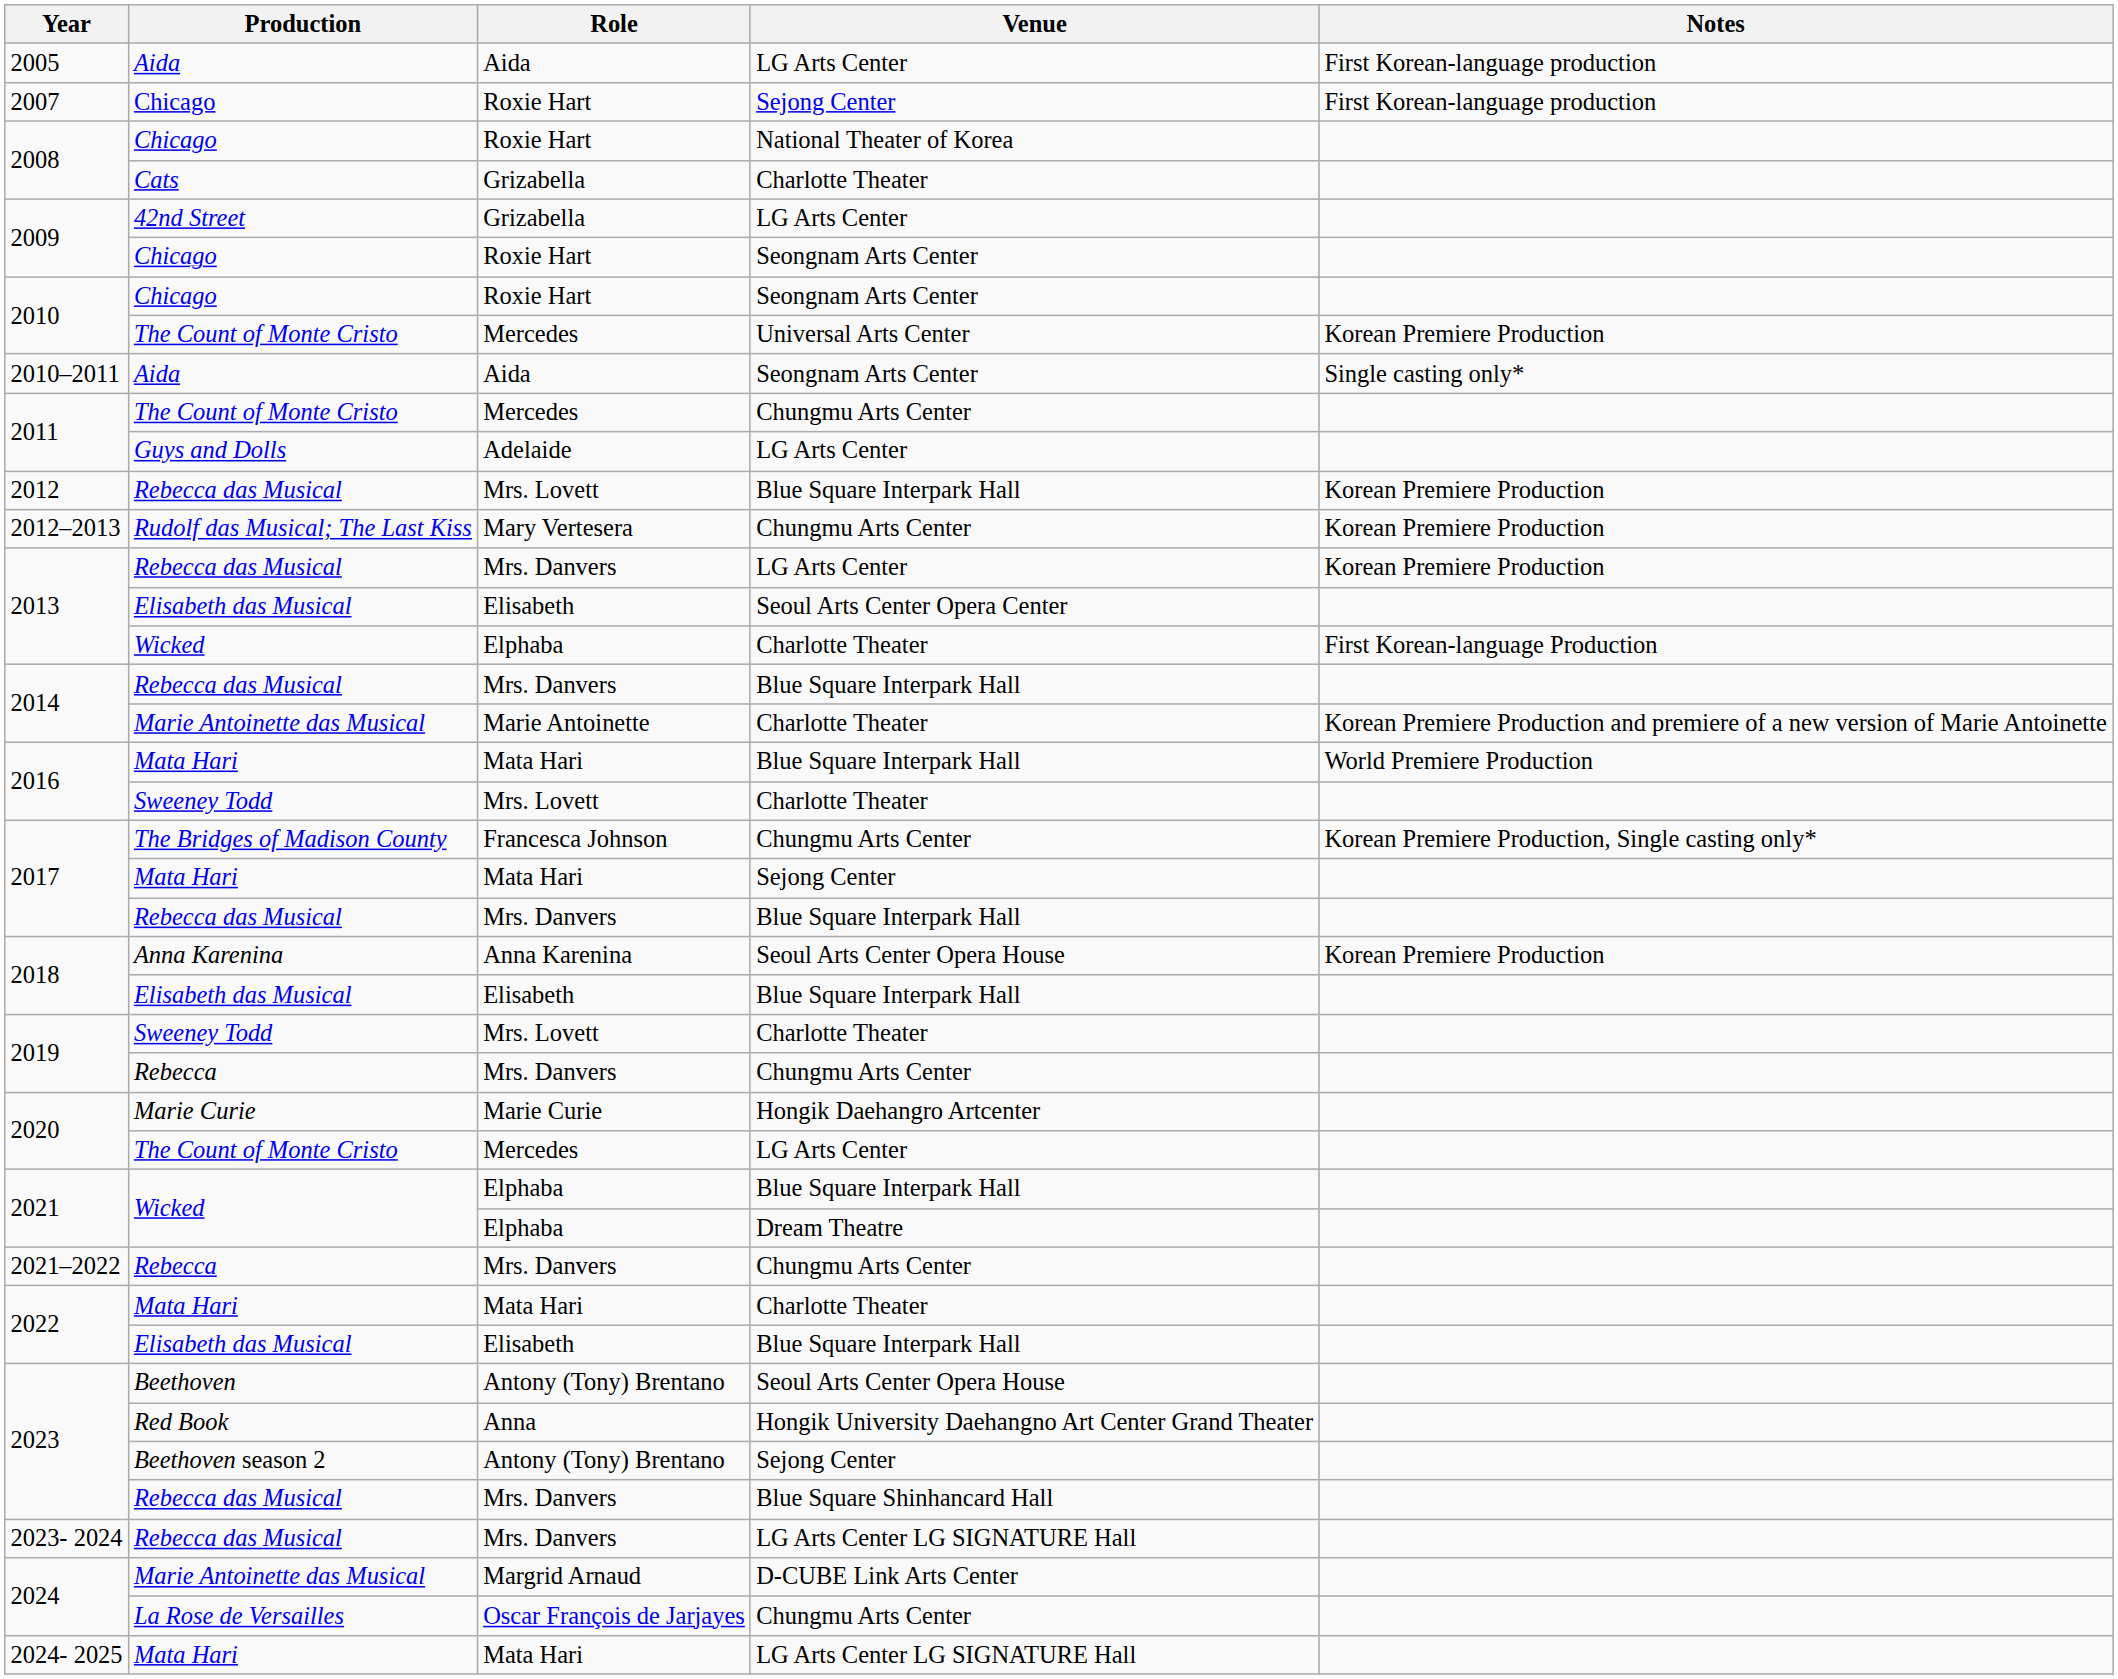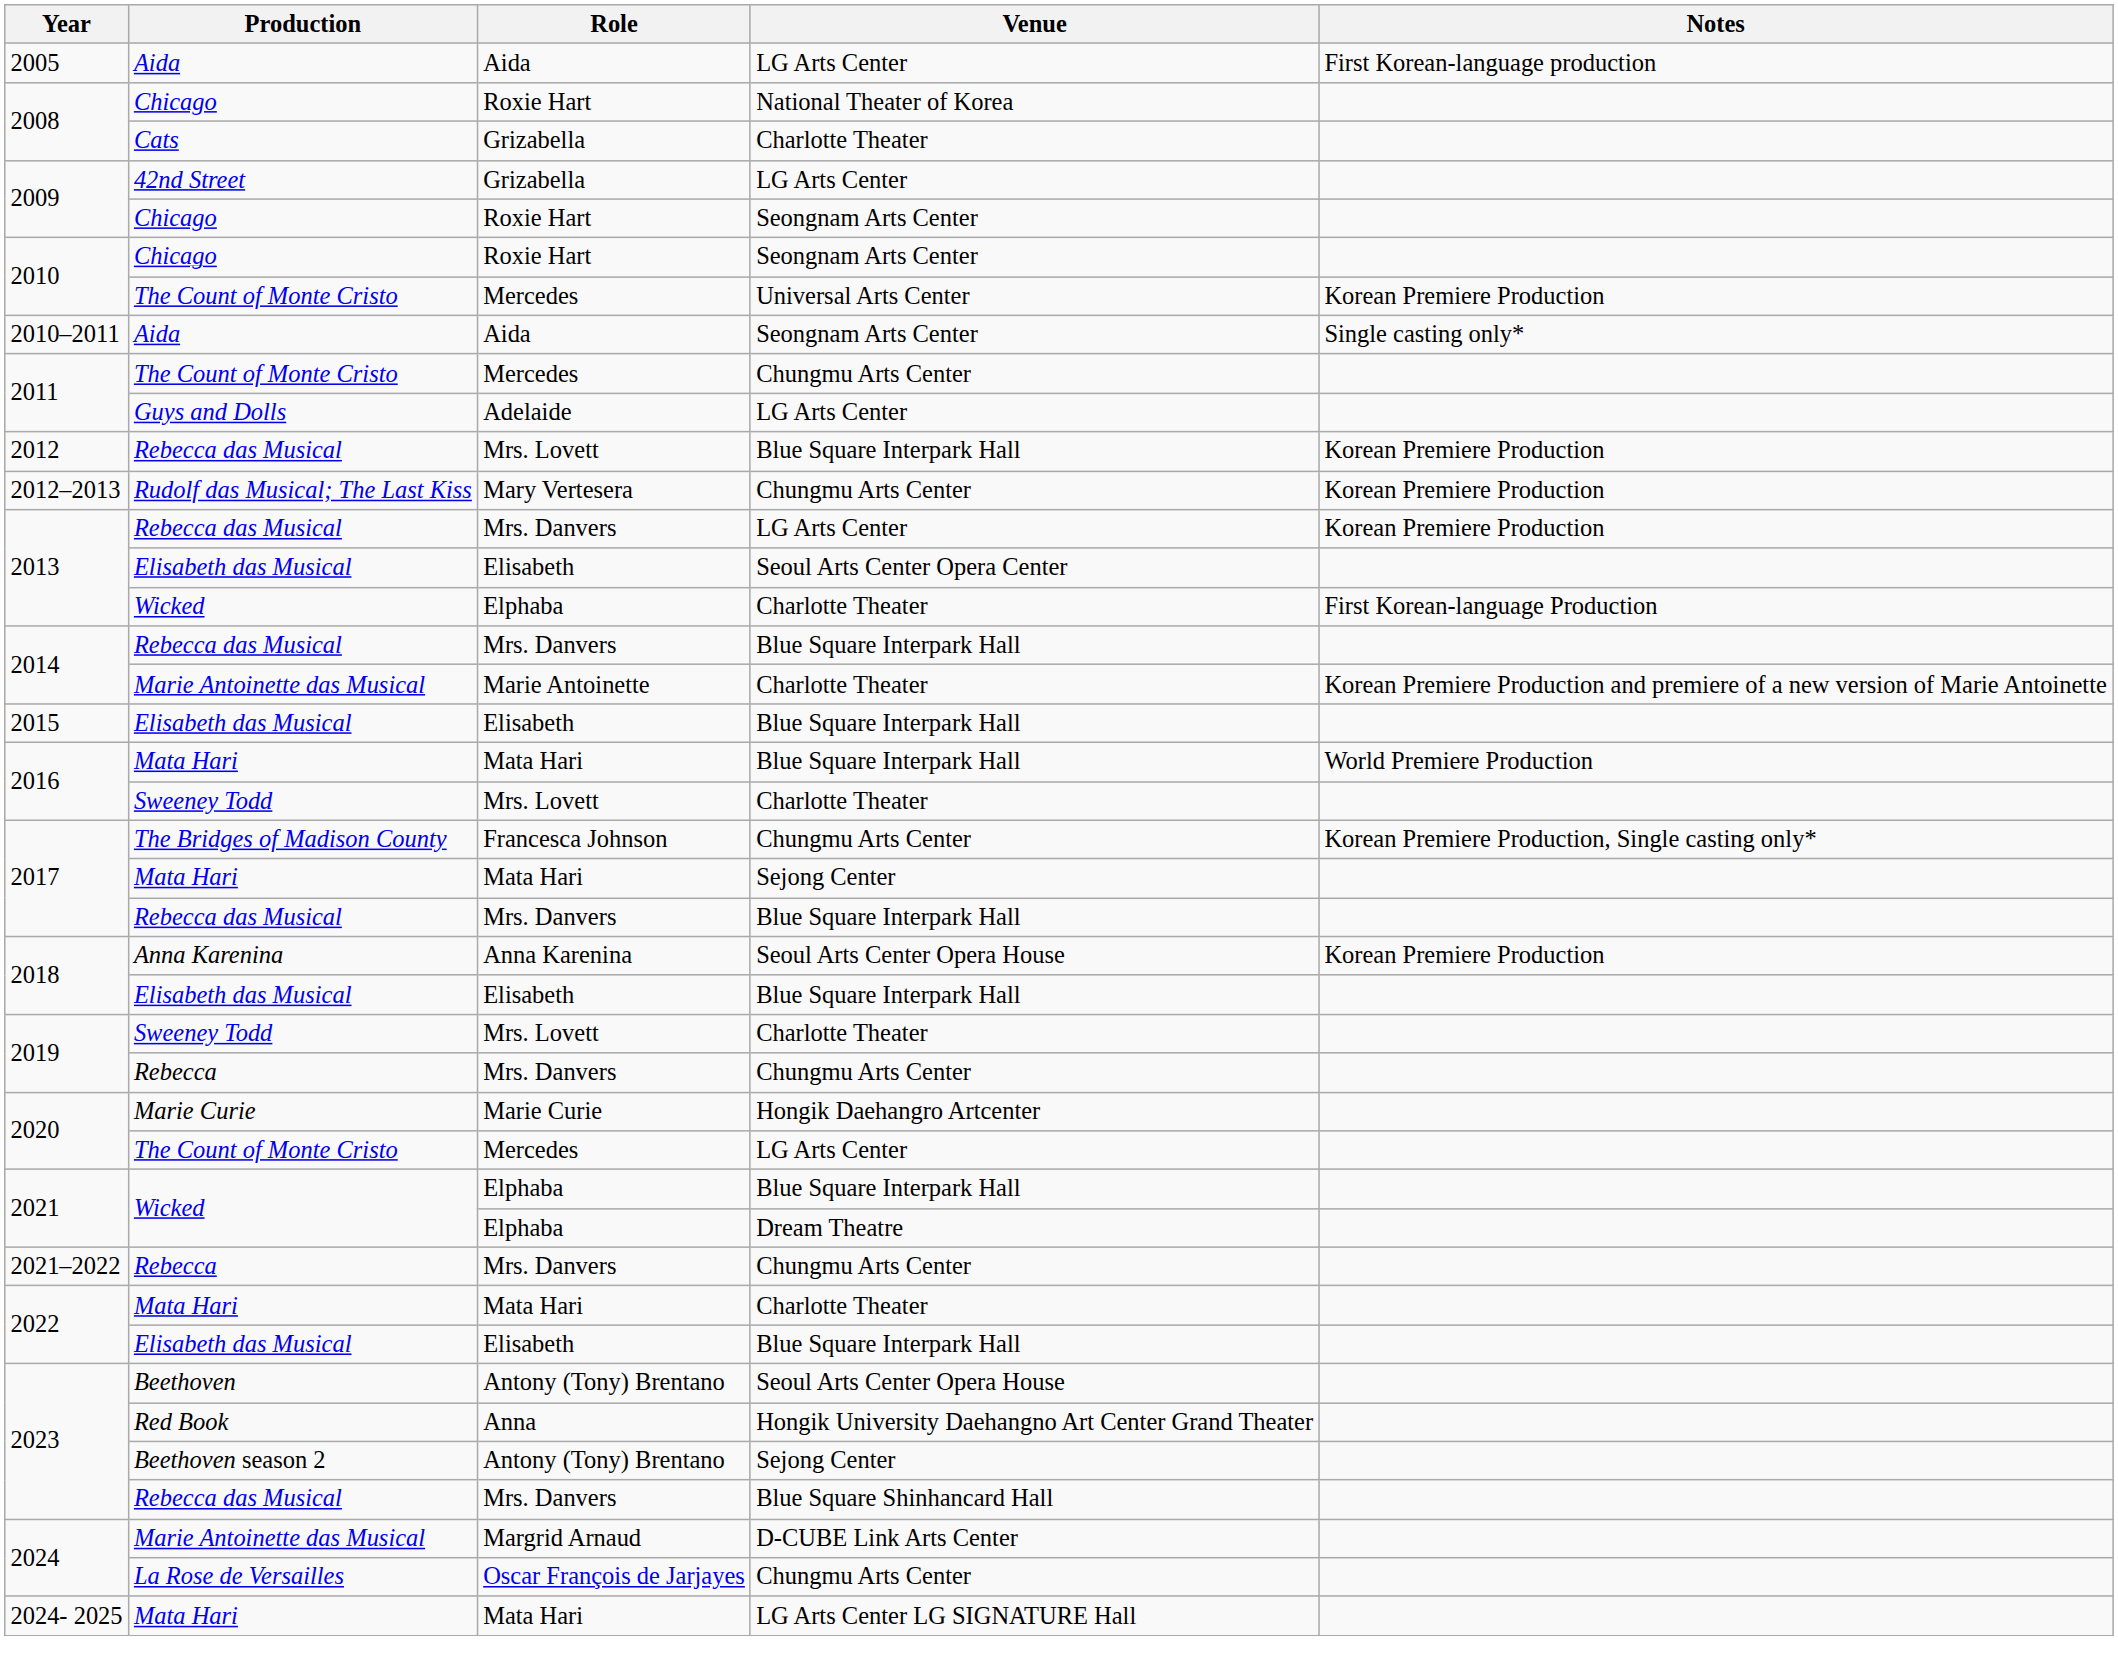- row: (35, 101)
+ row: (35, 722)
- row: (67, 1538)
